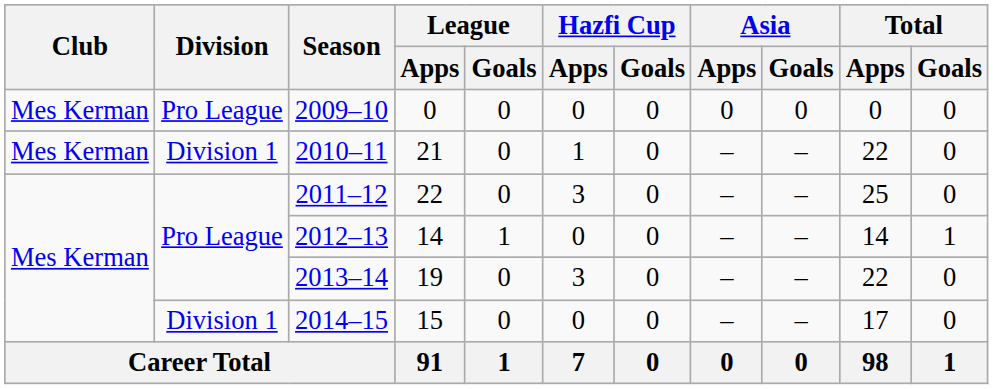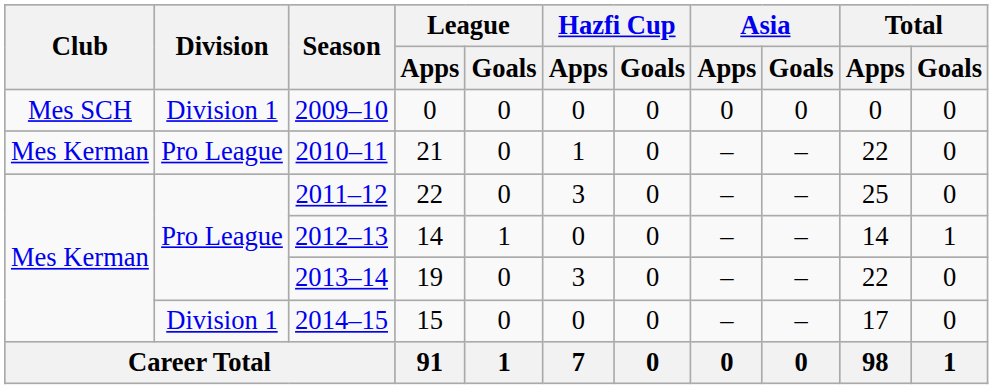(80, 109) Mes Kerman -> (80, 109) Mes SCH
(222, 109) Pro League -> (222, 109) Division 1
(222, 151) Division 1 -> (222, 151) Pro League
